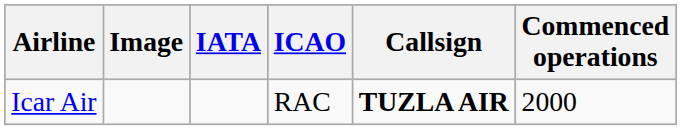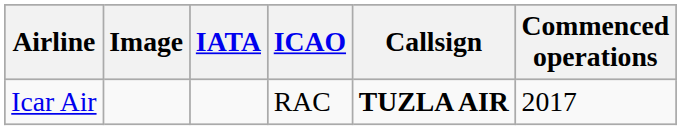(549, 101) 2000 -> (549, 101) 2017
